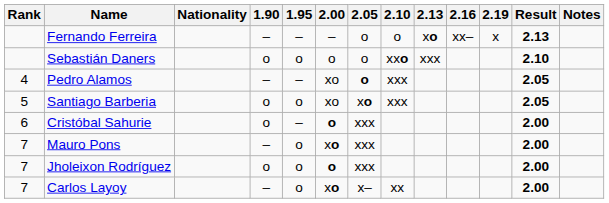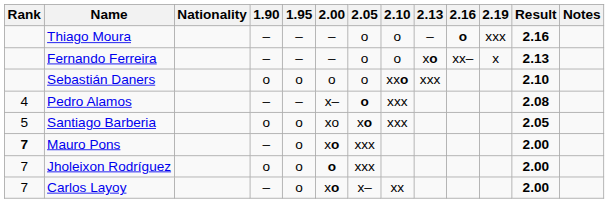+ row: (89, 36)
(332, 79) xo -> (332, 101) x–
(536, 79) 2.05 -> (536, 101) 2.08
- row: (99, 123)
(24, 144) normal -> (24, 144) bold
